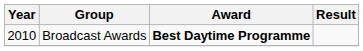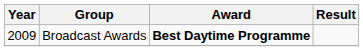(22, 35) 2010 -> (22, 35) 2009
